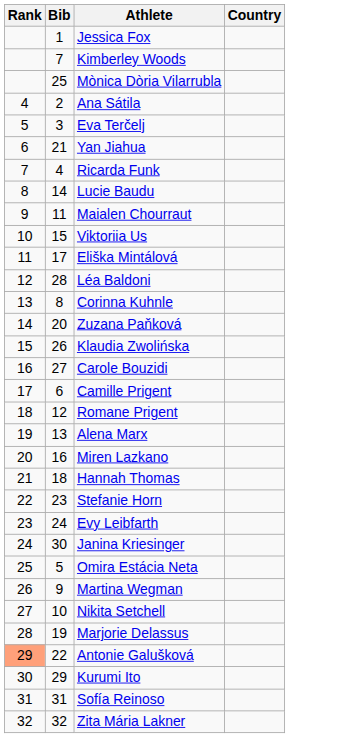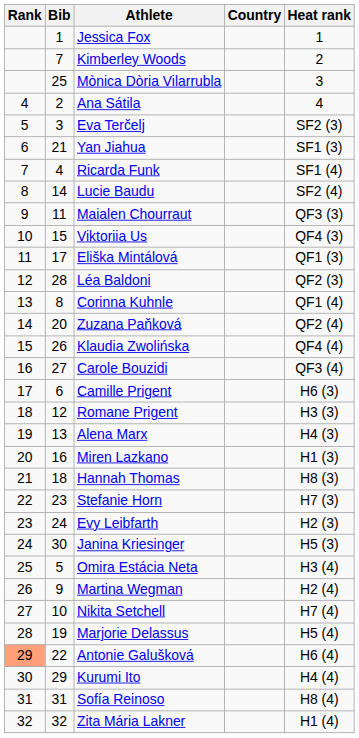+ column: (319, 15)
